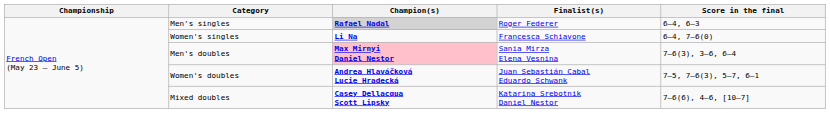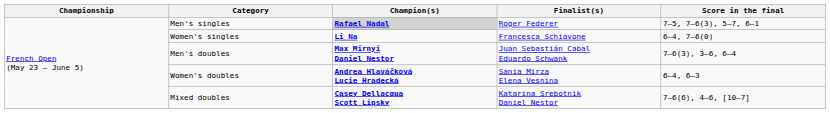(681, 23) 6–4, 6–3 -> (711, 23) 7–5, 7–6(3), 5–7, 6–1
(364, 53) pink background -> (364, 53) no background
(528, 53) Sania Mirza Elena Vesnina -> (544, 53) Juan Sebastián Cabal Eduardo Schwank
(544, 75) Juan Sebastián Cabal Eduardo Schwank -> (528, 75) Sania Mirza Elena Vesnina
(711, 75) 7–5, 7–6(3), 5–7, 6–1 -> (681, 75) 6–4, 6–3
